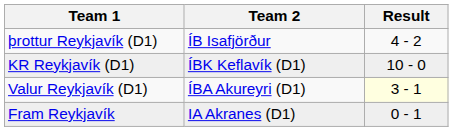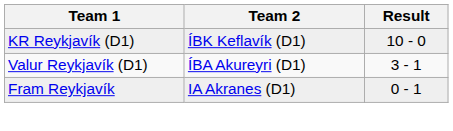- row: (83, 41)
(406, 89) lightyellow background -> (406, 65) no background
